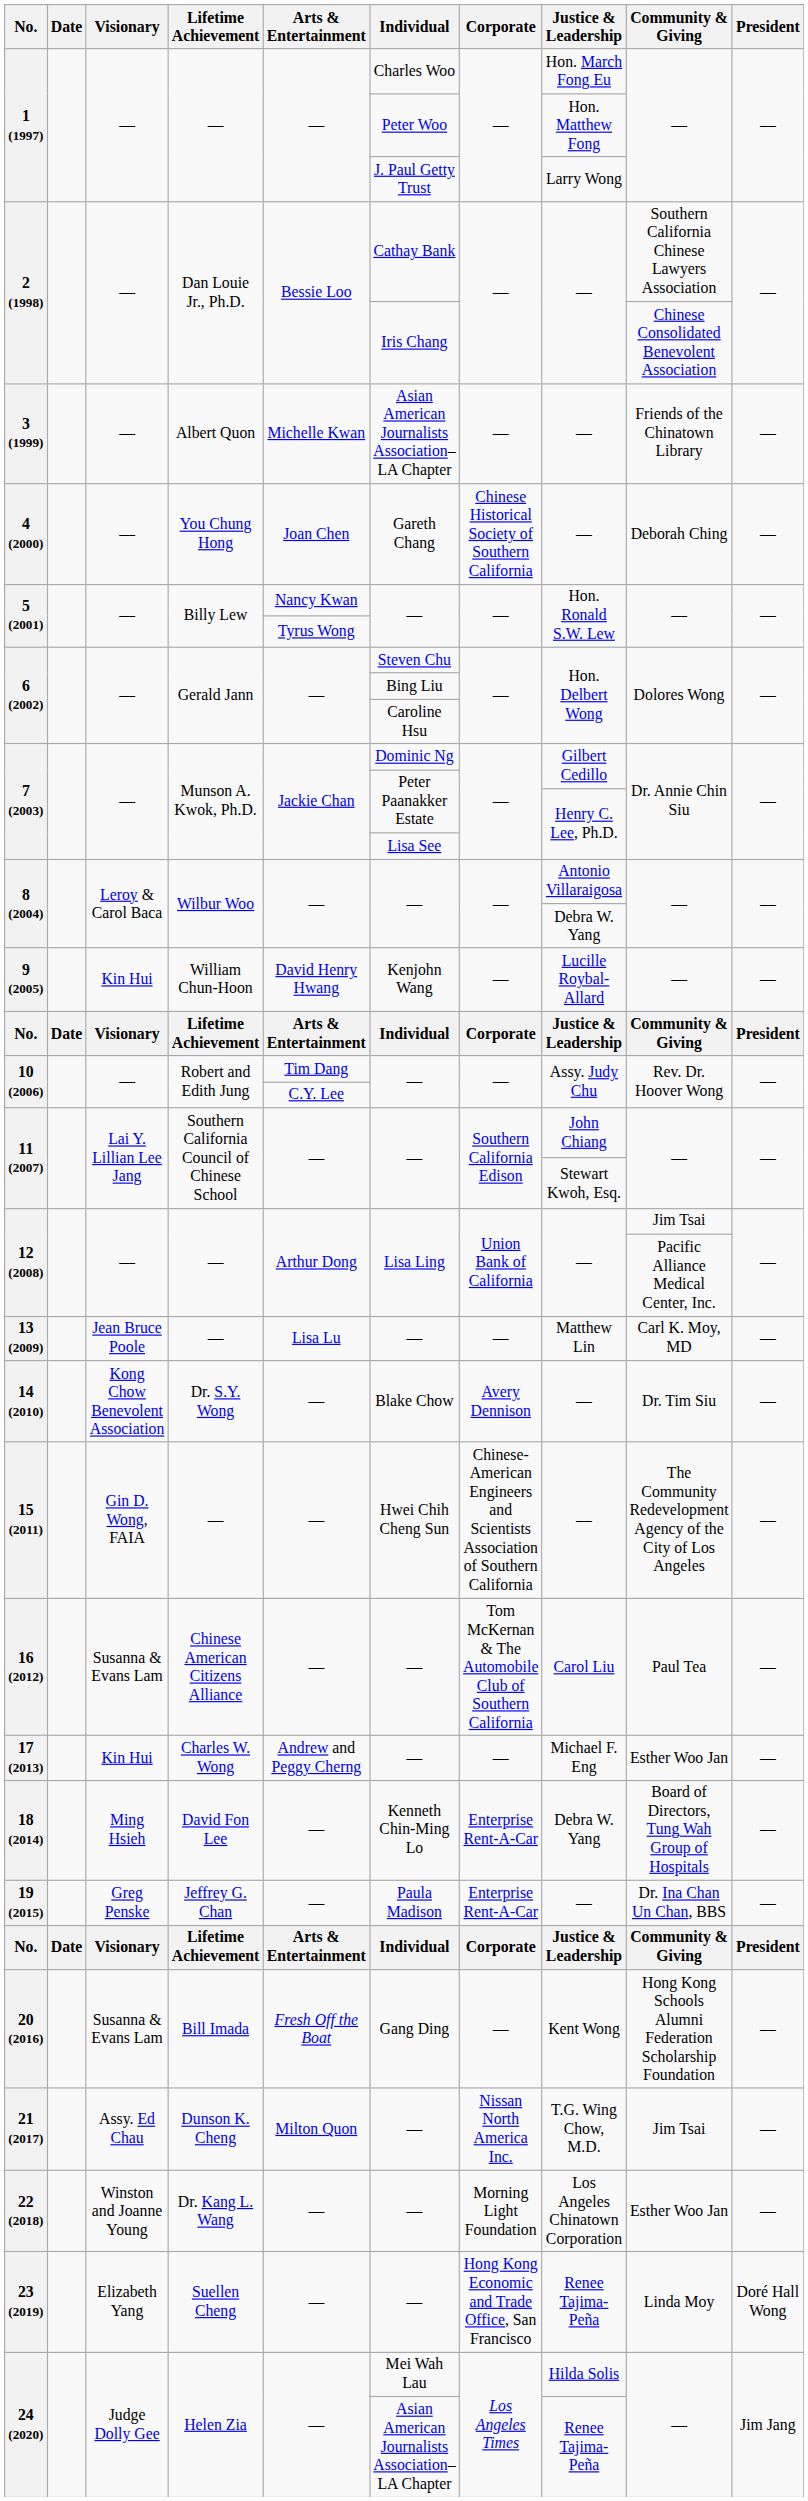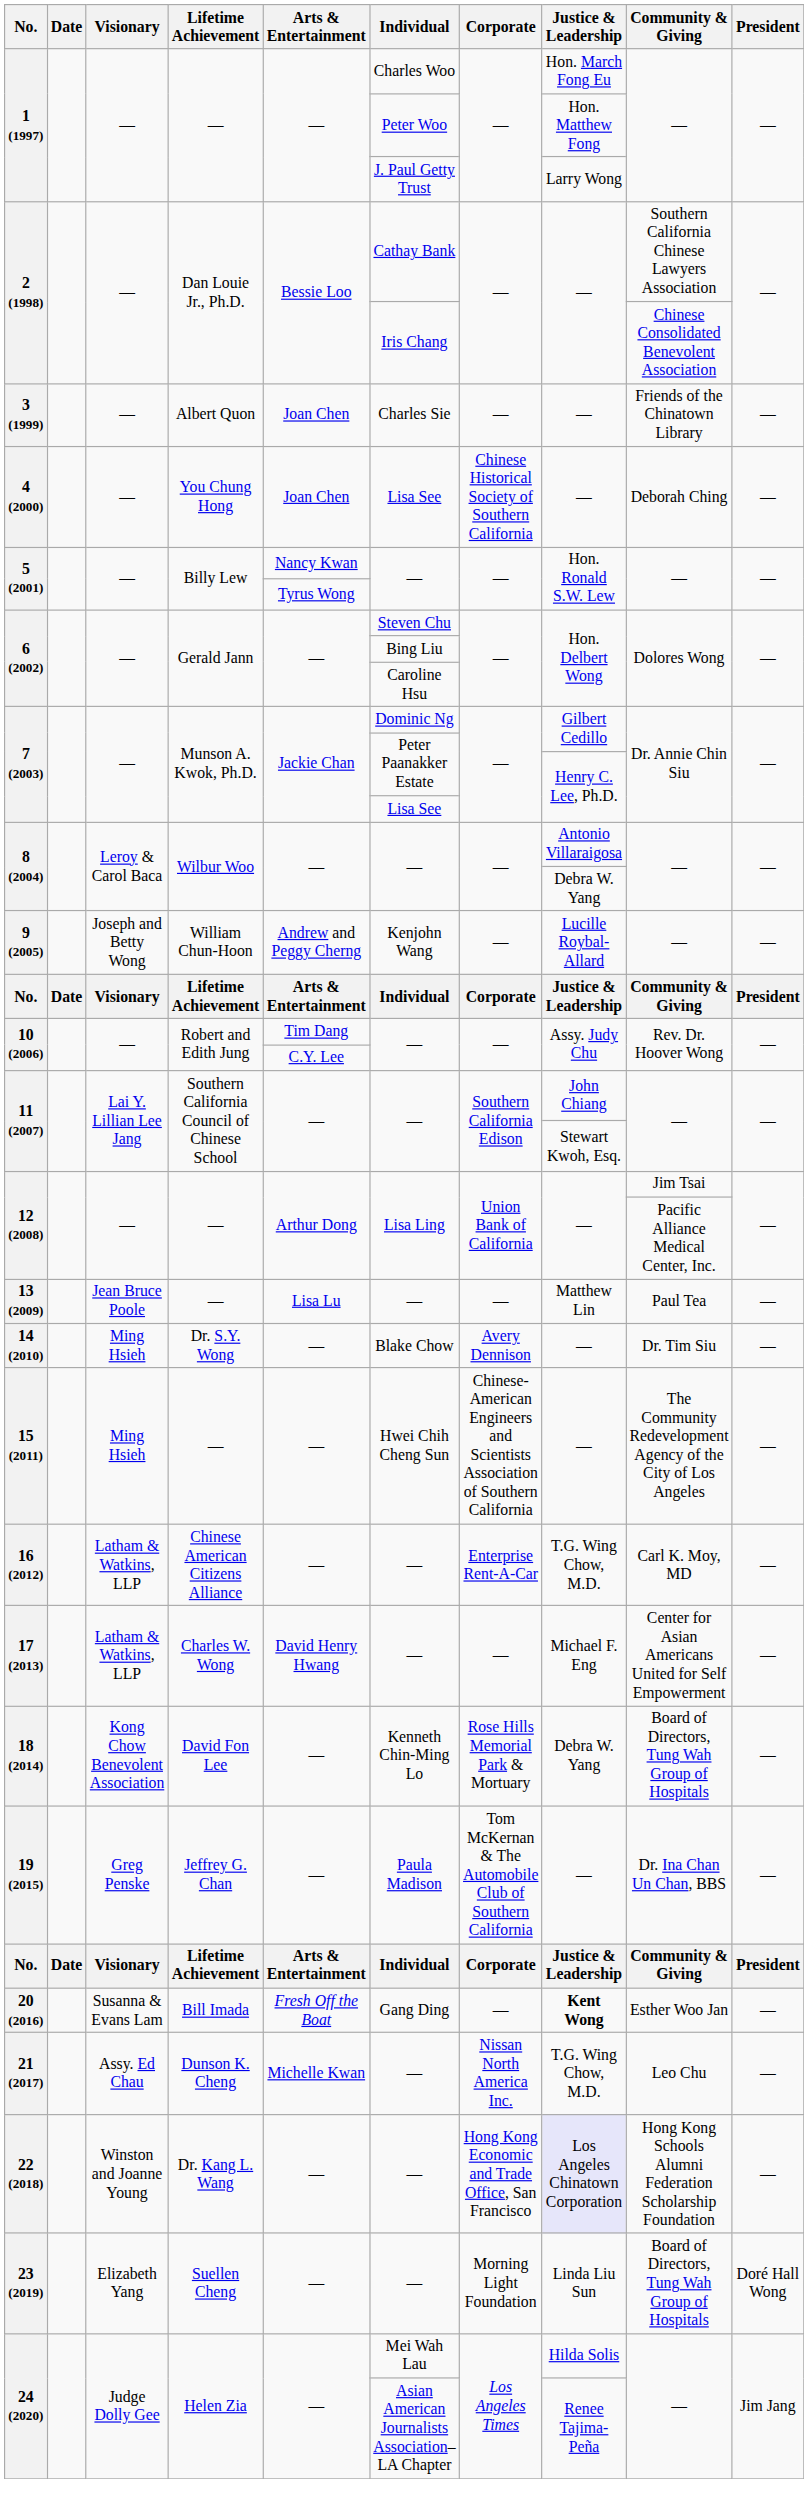(316, 433) Michelle Kwan -> (316, 414) Joan Chen
(414, 433) Asian American Journalists Association–LA Chapter -> (414, 414) Charles Sie
(414, 533) Gareth Chang -> (414, 496) Lisa See
(127, 979) Kin Hui -> (127, 942) Joseph and Betty Wong
(316, 979) David Henry Hwang -> (316, 942) Andrew and Peggy Cherng
(679, 1337) Carl K. Moy, MD -> (679, 1300) Paul Tea
(127, 1400) Kong Chow Benevolent Association -> (127, 1345) Ming Hsieh
(127, 1519) Gin D. Wong, FAIA -> (127, 1445) Ming Hsieh
(127, 1666) Susanna & Evans Lam -> (127, 1564) Latham & Watkins, LLP
(501, 1666) Tom McKernan & The Automobile Club of Southern California -> (501, 1564) Enterprise Rent-A-Car
(584, 1666) Carol Liu -> (584, 1564) T.G. Wing Chow, M.D.
(679, 1666) Paul Tea -> (679, 1564) Carl K. Moy, MD
(127, 1757) Kin Hui -> (127, 1655) Latham & Watkins, LLP
(316, 1757) Andrew and Peggy Cherng -> (316, 1655) David Henry Hwang
(679, 1757) Esther Woo Jan -> (679, 1655) Center for Asian Americans United for Self Empowerment
(127, 1829) Ming Hsieh -> (127, 1755) Kong Chow Benevolent Association
(501, 1829) Enterprise Rent-A-Car -> (501, 1755) Rose Hills Memorial Park & Mortuary
(501, 1902) Enterprise Rent-A-Car -> (501, 1874) Tom McKernan & The Automobile Club of Southern California
(584, 2028) normal -> (584, 2009) bold
(679, 2028) Hong Kong Schools Alumni Federation Scholarship Foundation -> (679, 2009) Esther Woo Jan
(316, 2128) Milton Quon -> (316, 2073) Michelle Kwan
(679, 2128) Jim Tsai -> (679, 2073) Leo Chu
(501, 2210) Morning Light Foundation -> (501, 2173) Hong Kong Economic and Trade Office, San Francisco
(584, 2210) no background -> (584, 2173) lavender background
(679, 2210) Esther Woo Jan -> (679, 2173) Hong Kong Schools Alumni Federation Scholarship Foundation
(501, 2301) Hong Kong Economic and Trade Office, San Francisco -> (501, 2282) Morning Light Foundation
(584, 2301) Renee Tajima-Peña -> (584, 2282) Linda Liu Sun
(679, 2301) Linda Moy -> (679, 2282) Board of Directors, Tung Wah Group of Hospitals
